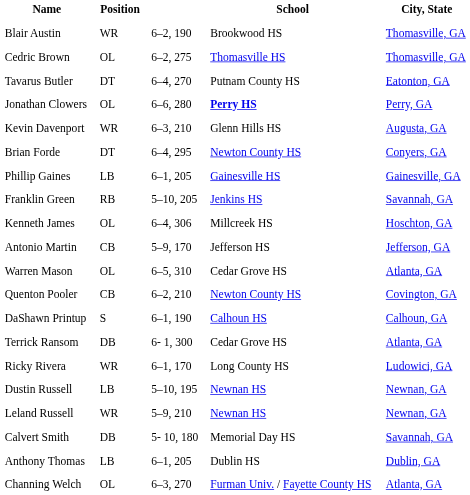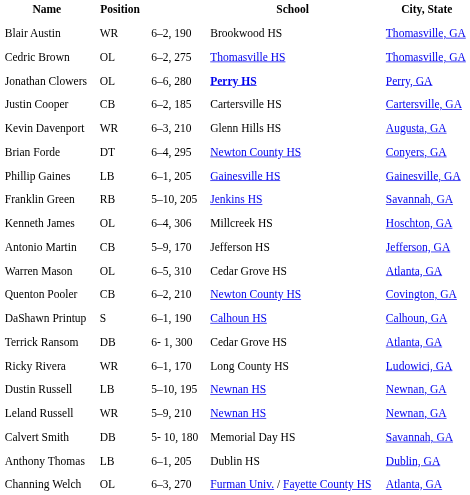- row: (39, 81)
+ row: (37, 104)
